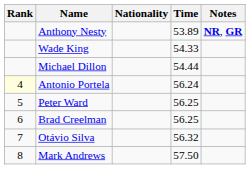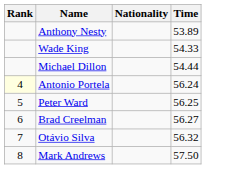- column: (223, 13)
(186, 119) 56.25 -> (186, 119) 56.27
